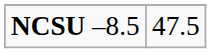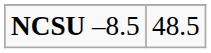(176, 26) 47.5 -> (176, 26) 48.5
